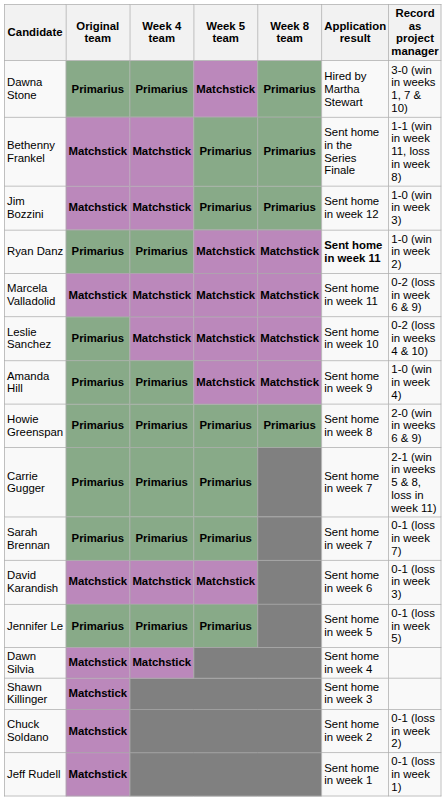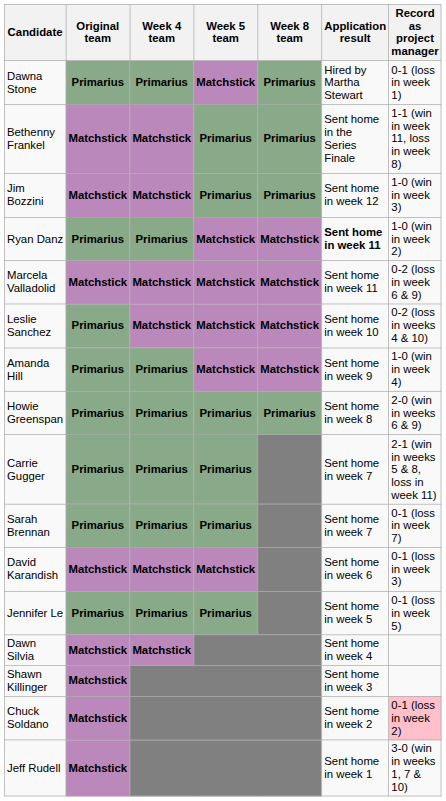(413, 89) 3-0 (win in weeks 1, 7 & 10) -> (413, 82) 0-1 (loss in week 1)
(413, 731) no background -> (413, 718) pink background
(413, 774) 0-1 (loss in week 1) -> (413, 768) 3-0 (win in weeks 1, 7 & 10)
